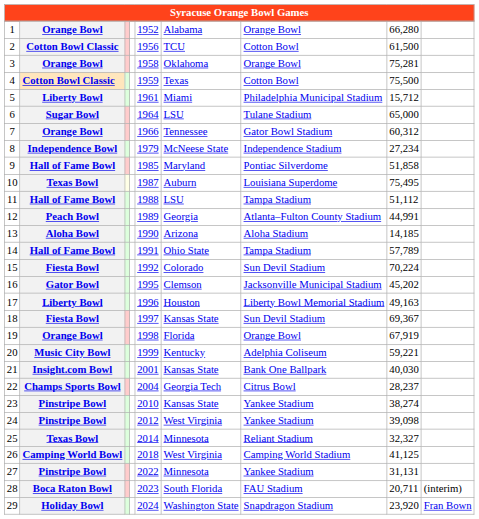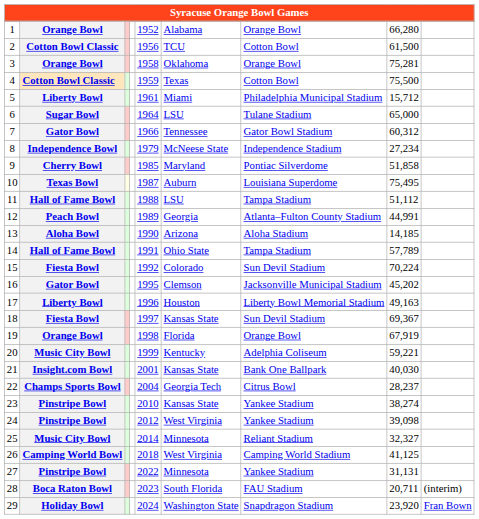(72, 132) Orange Bowl -> (72, 132) Gator Bowl
(72, 166) Hall of Fame Bowl -> (72, 166) Cherry Bowl
(72, 438) Texas Bowl -> (72, 438) Music City Bowl
